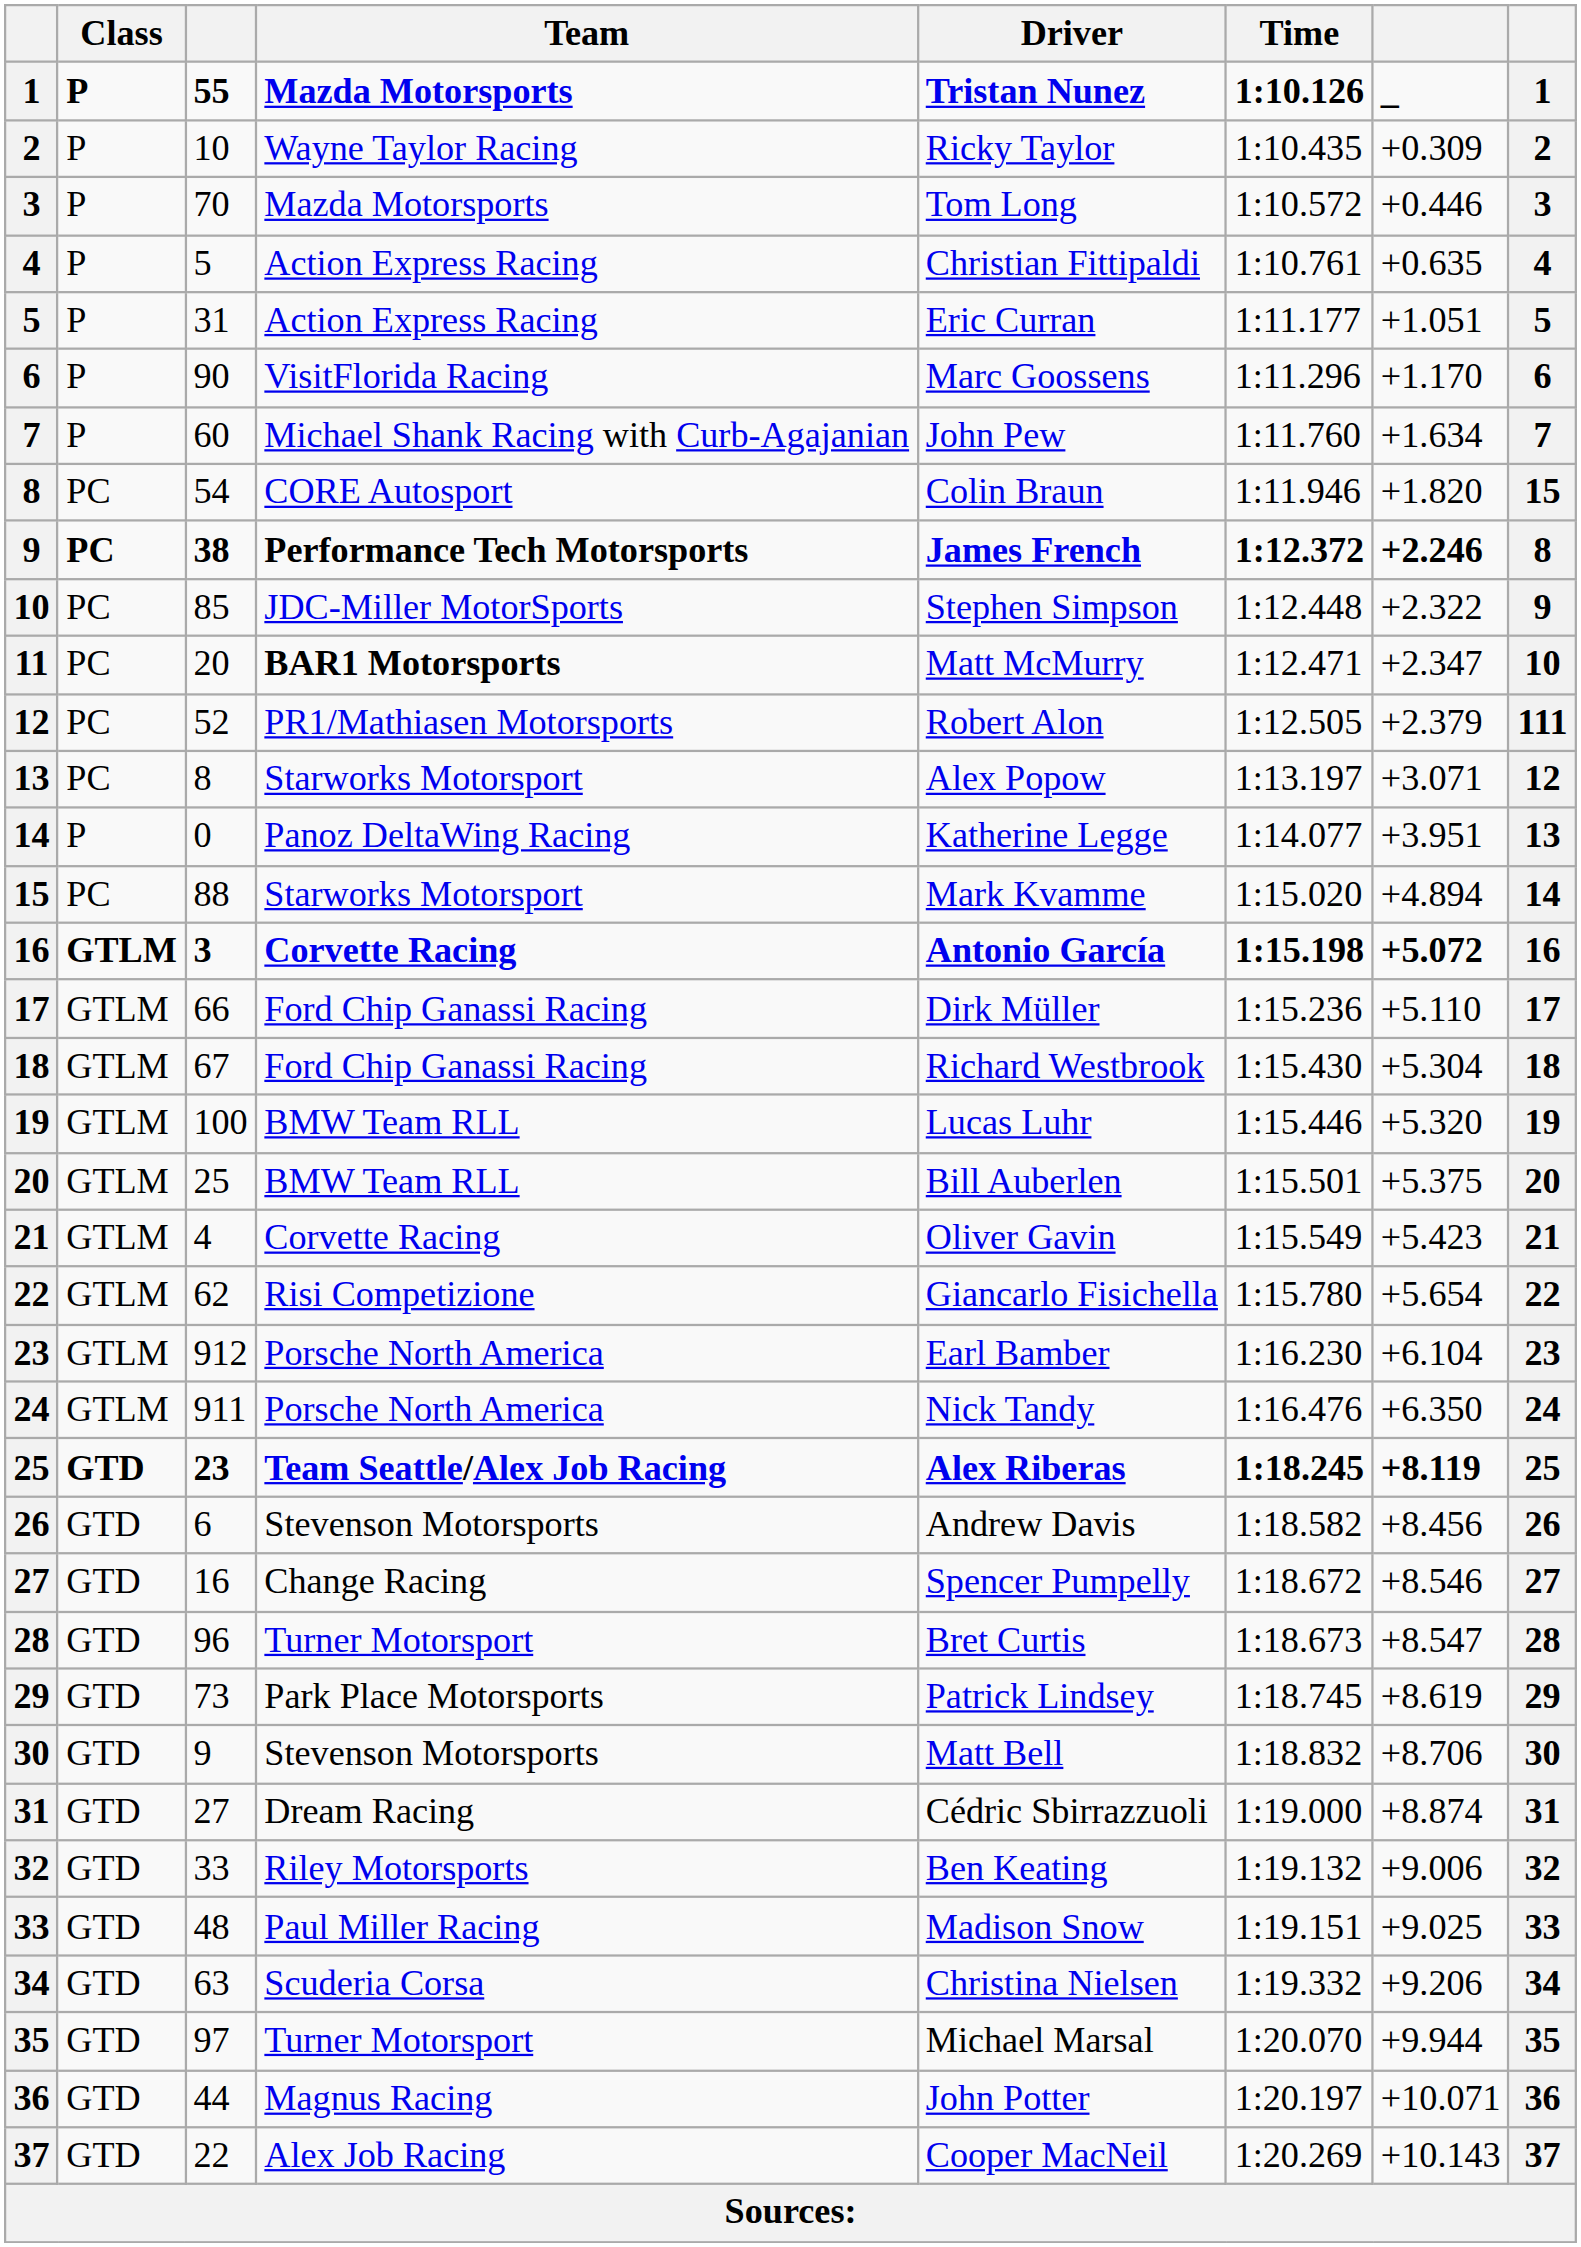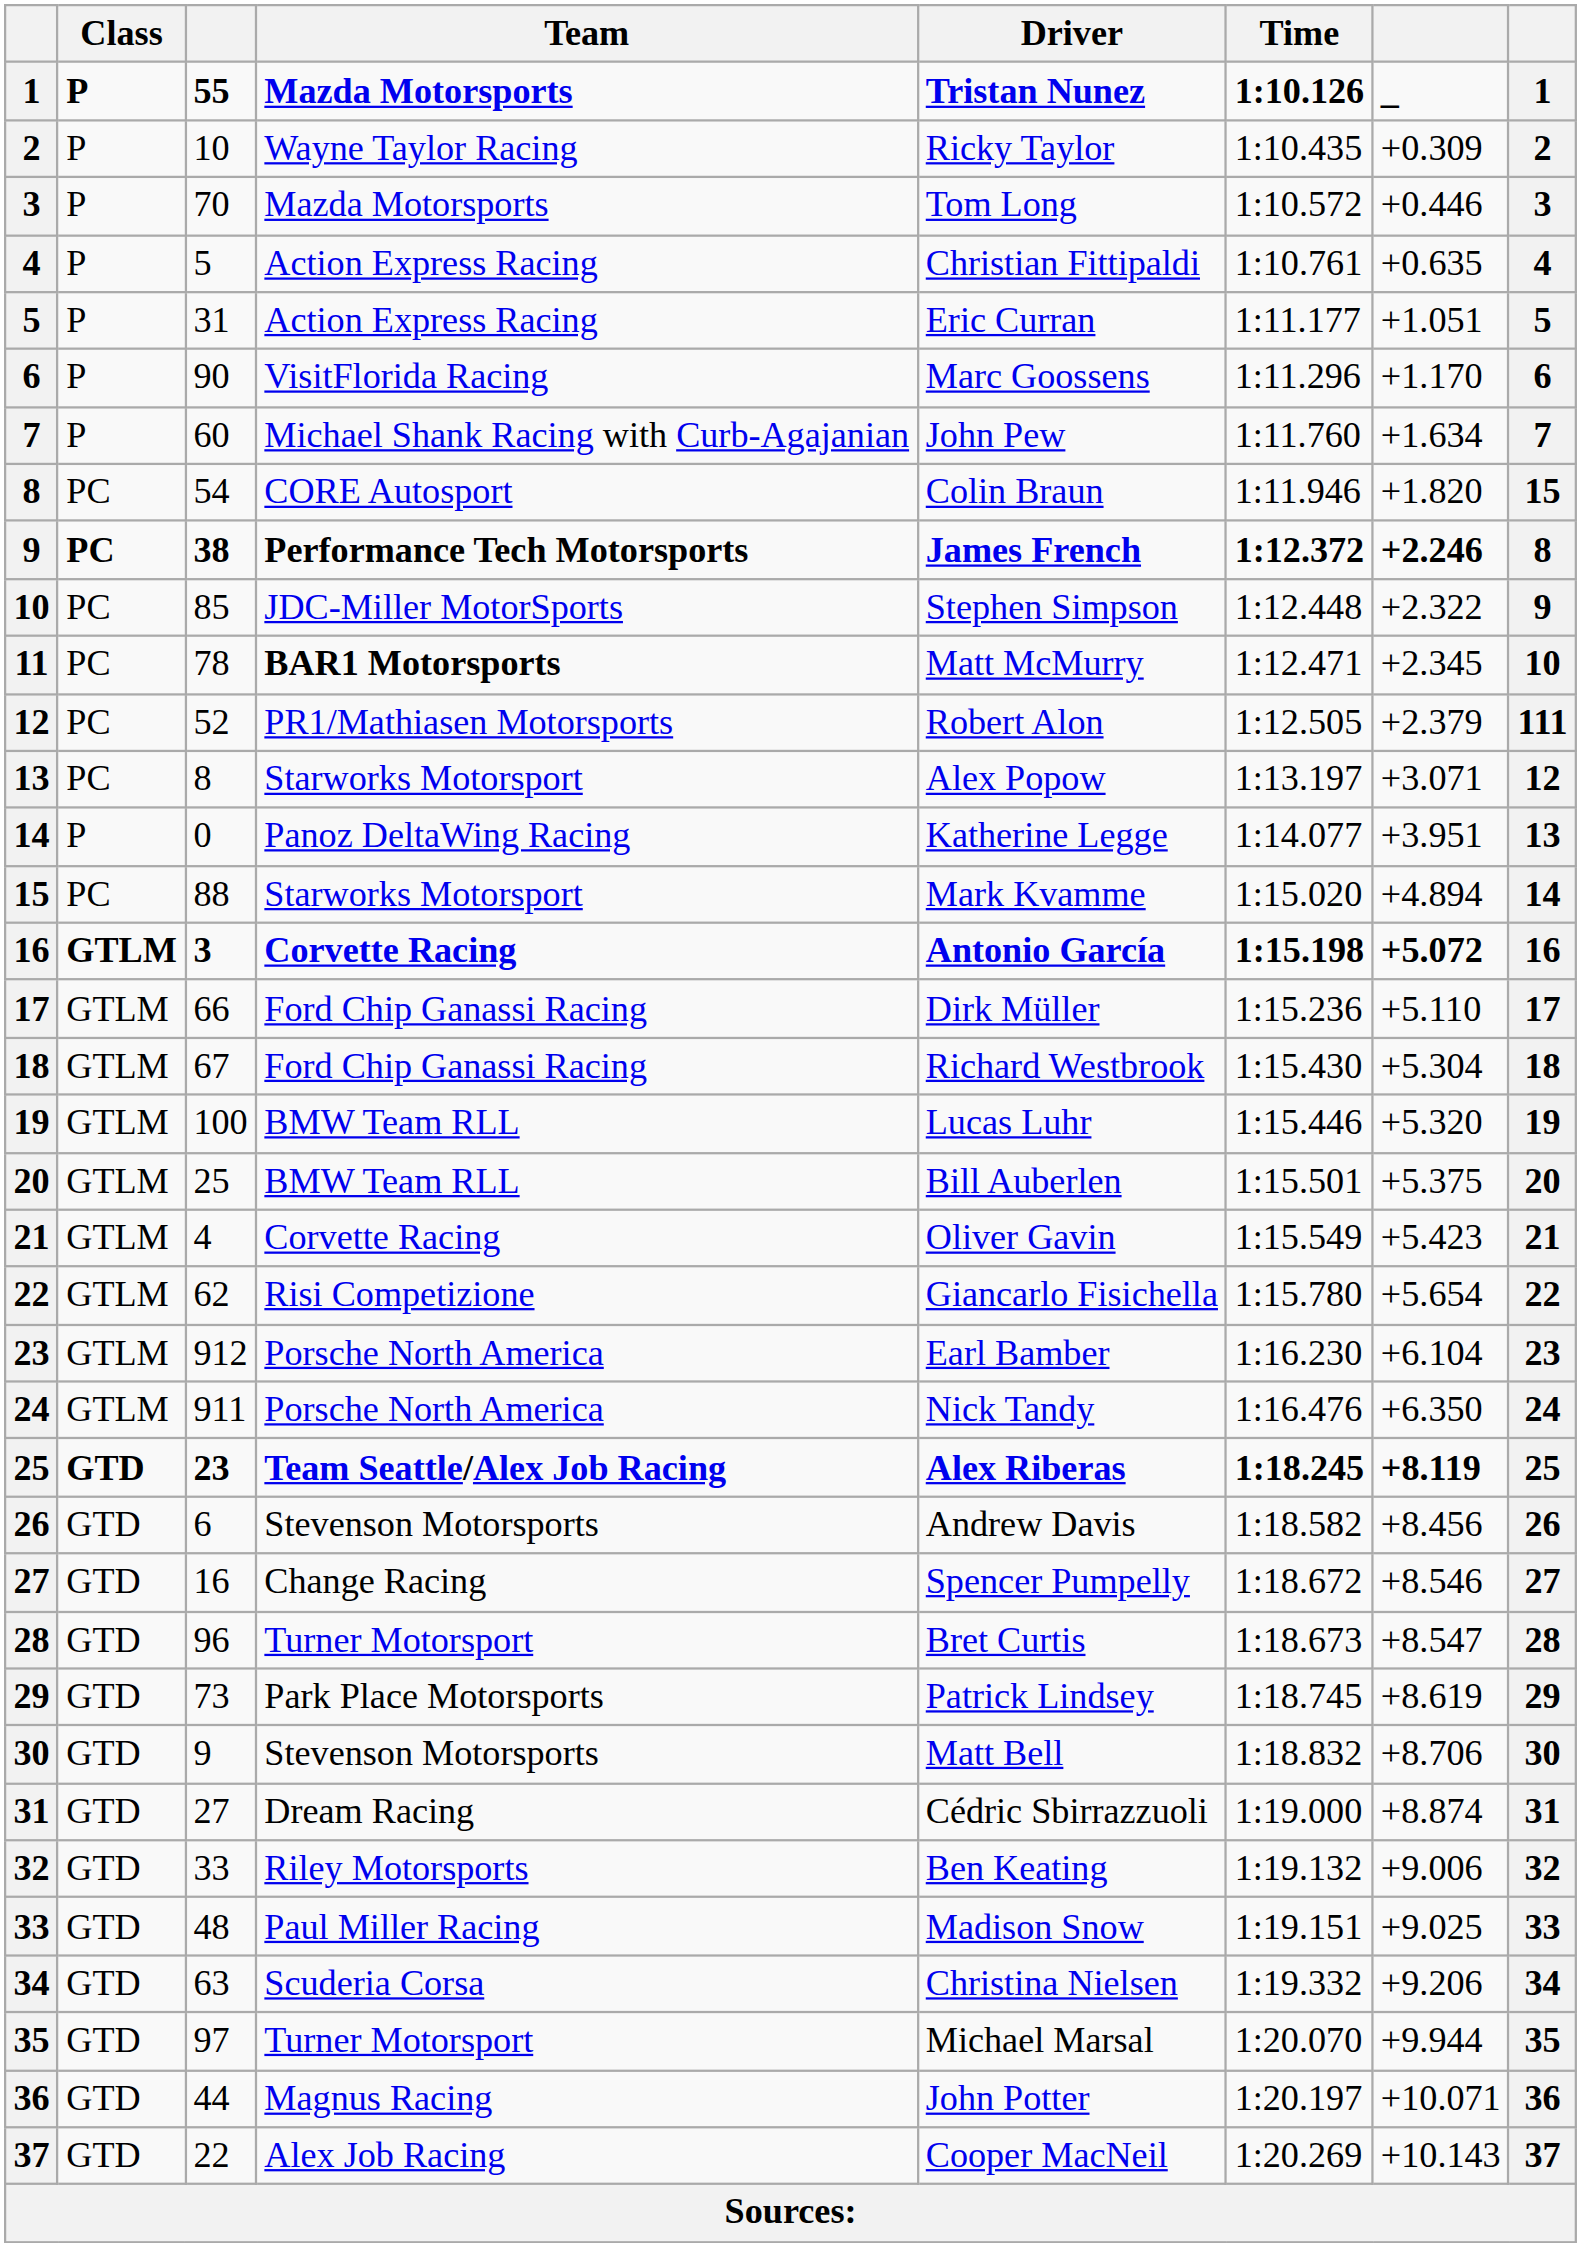(212, 663) 20 -> (212, 663) 78
(1432, 663) +2.347 -> (1432, 663) +2.345
